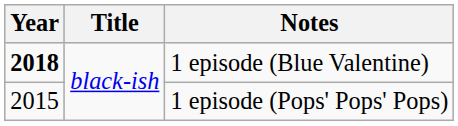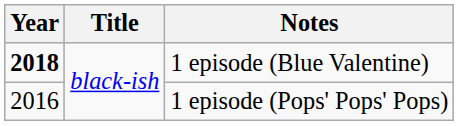(35, 100) 2015 -> (35, 100) 2016
